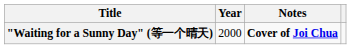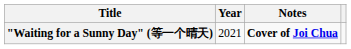(230, 33) 2000 -> (230, 33) 2021
